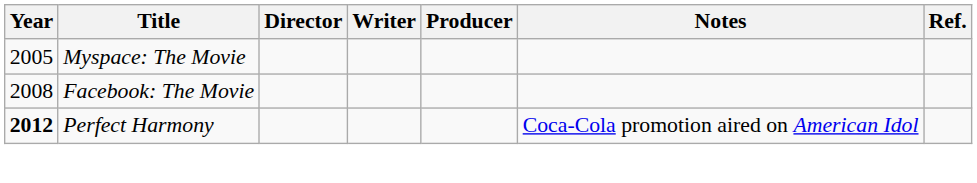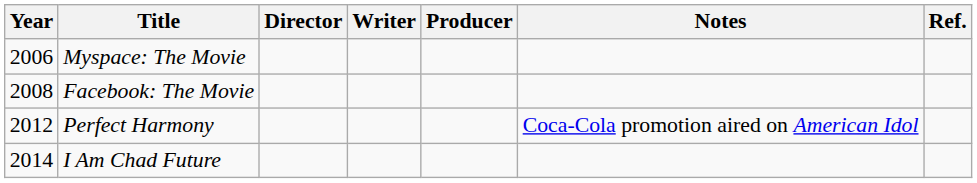(31, 56) 2005 -> (31, 56) 2006
(31, 125) bold -> (31, 125) normal
+ row: (142, 159)
